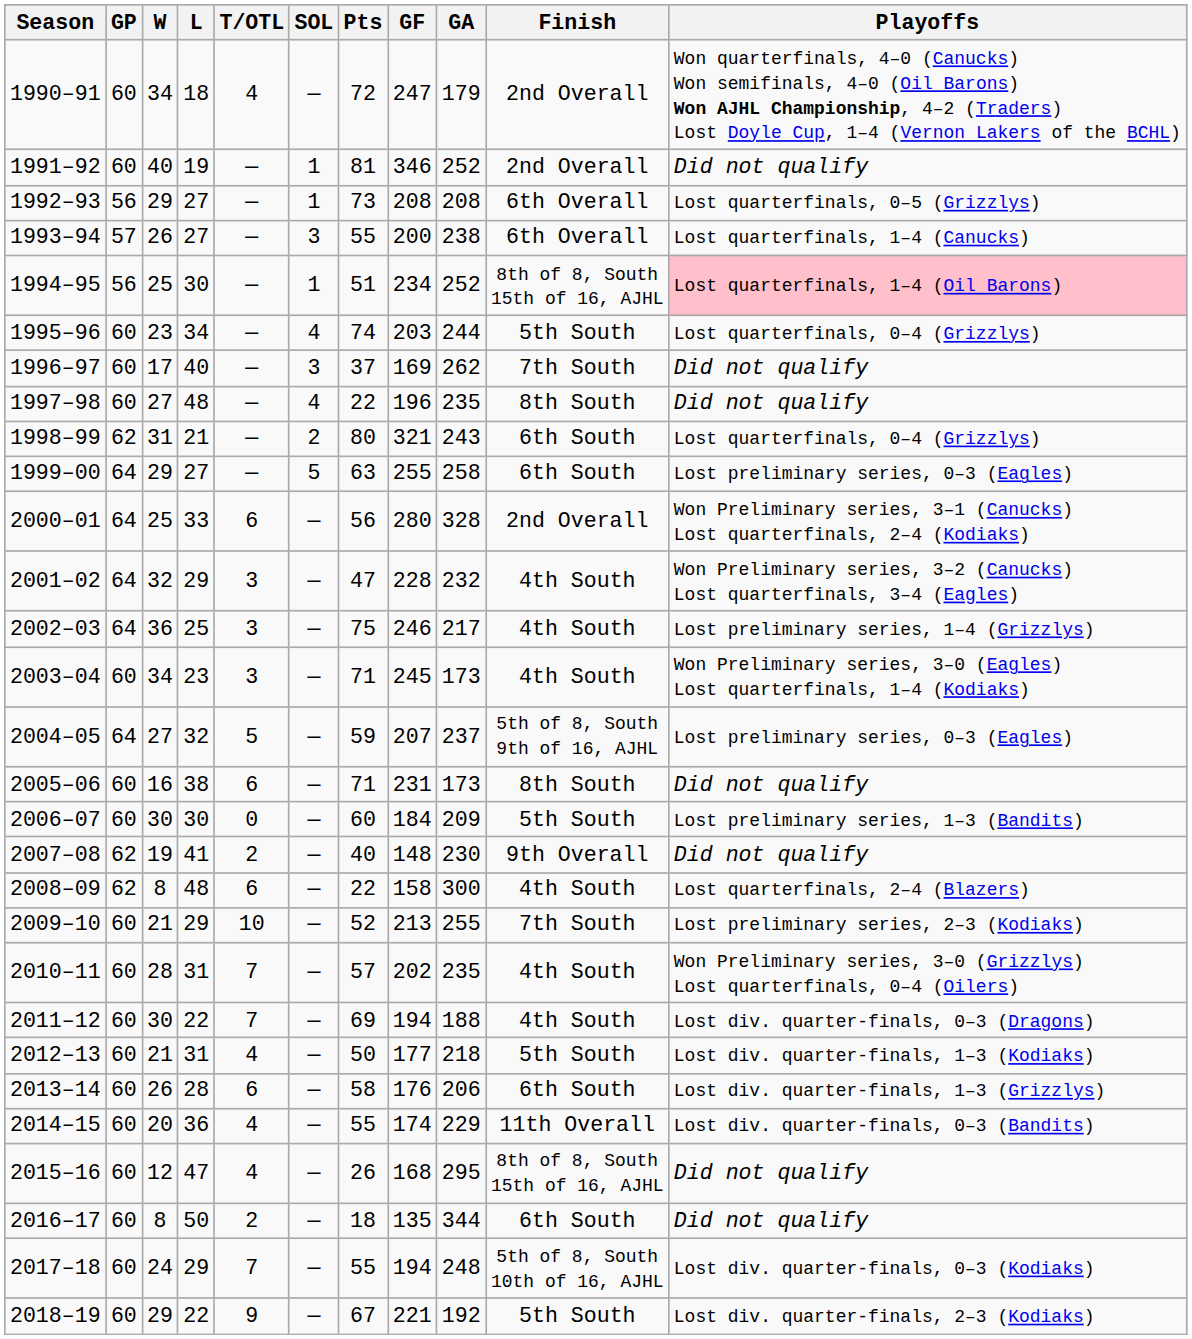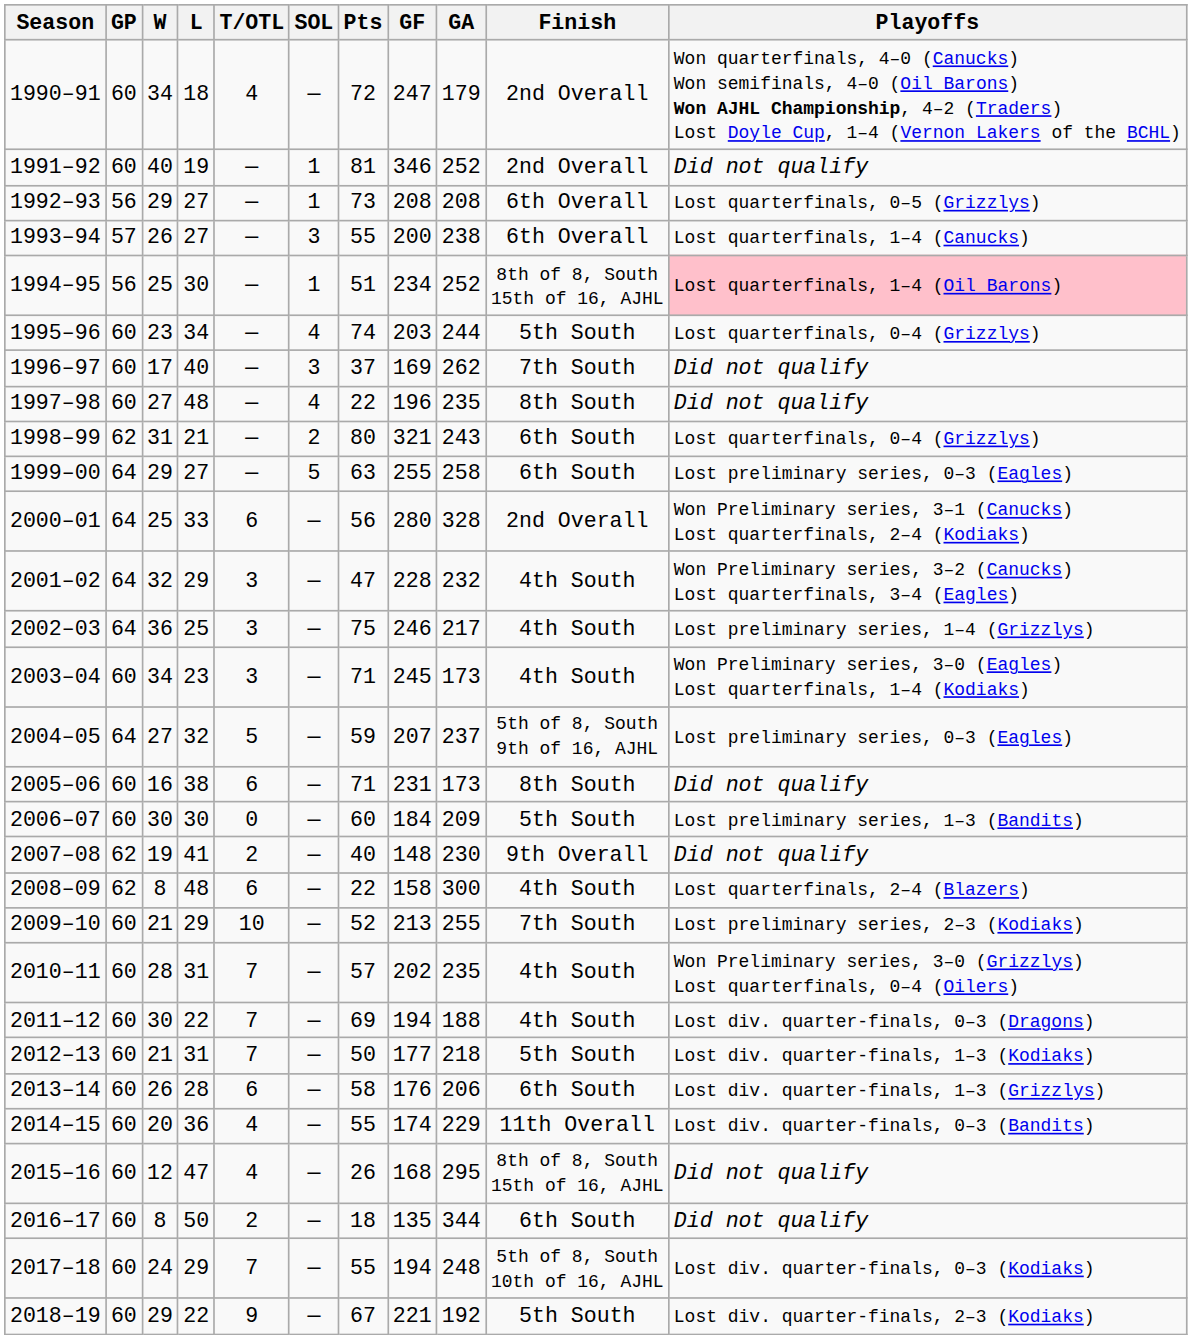(252, 1055) 4 -> (252, 1055) 7
